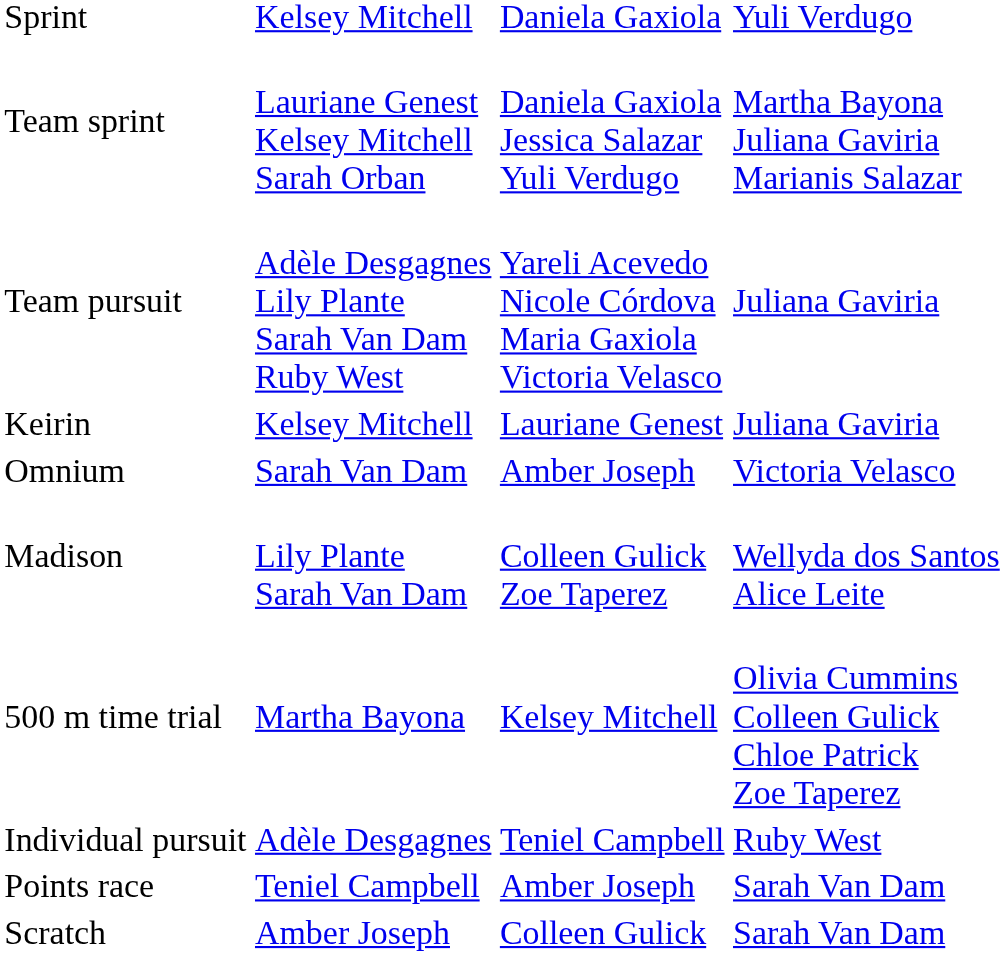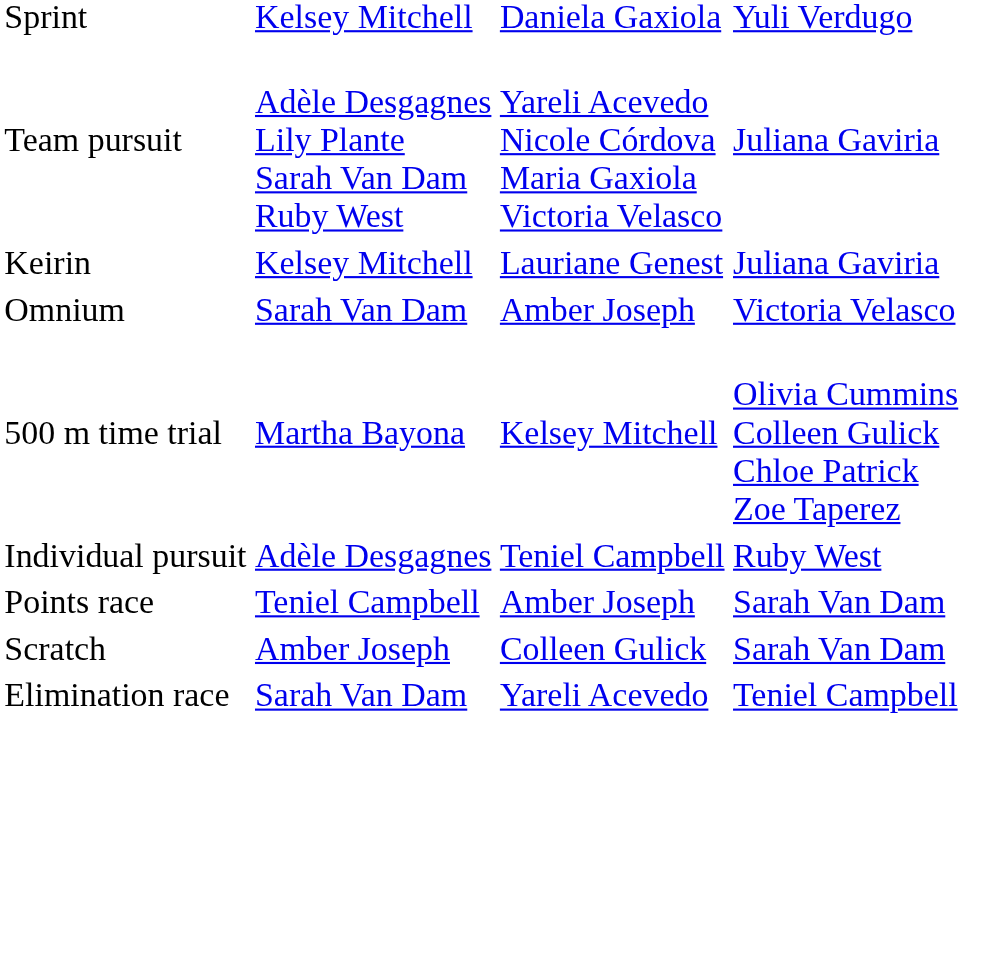- row: (85, 120)
- row: (64, 555)
+ row: (117, 695)
